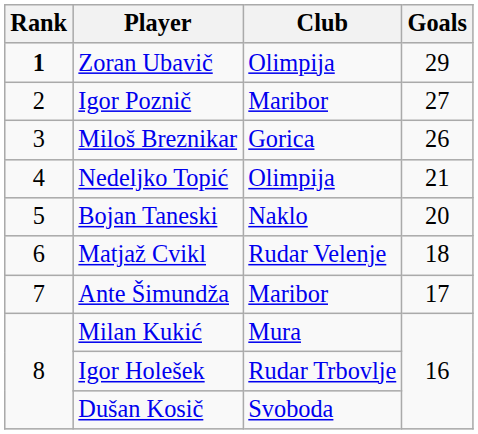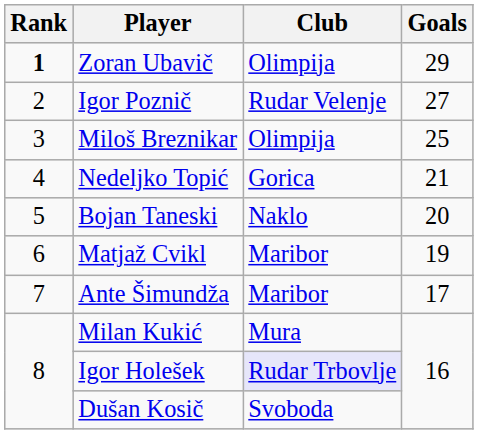(288, 100) Maribor -> (317, 100) Rudar Velenje
(281, 139) Gorica -> (292, 139) Olimpija
(437, 139) 26 -> (437, 139) 25
(292, 178) Olimpija -> (281, 178) Gorica
(317, 255) Rudar Velenje -> (288, 255) Maribor
(437, 255) 18 -> (437, 255) 19
(322, 370) no background -> (322, 370) lavender background
